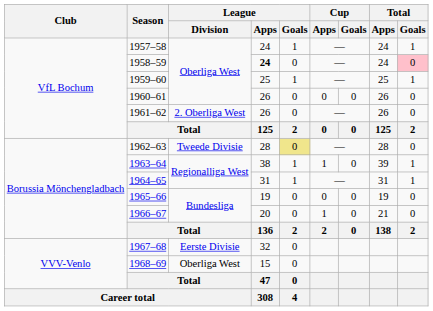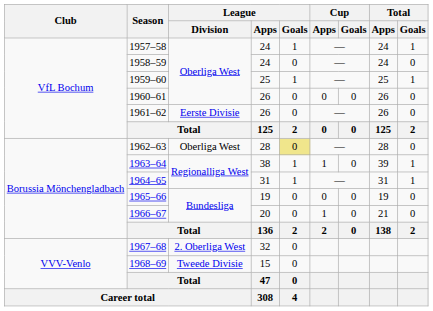(265, 63) bold -> (265, 63) normal
(413, 63) pink background -> (413, 63) no background
(210, 113) 2. Oberliga West -> (210, 113) Eerste Divisie
(210, 146) Tweede Divisie -> (210, 146) Oberliga West
(210, 247) Eerste Divisie -> (210, 247) 2. Oberliga West
(210, 264) Oberliga West -> (210, 264) Tweede Divisie
